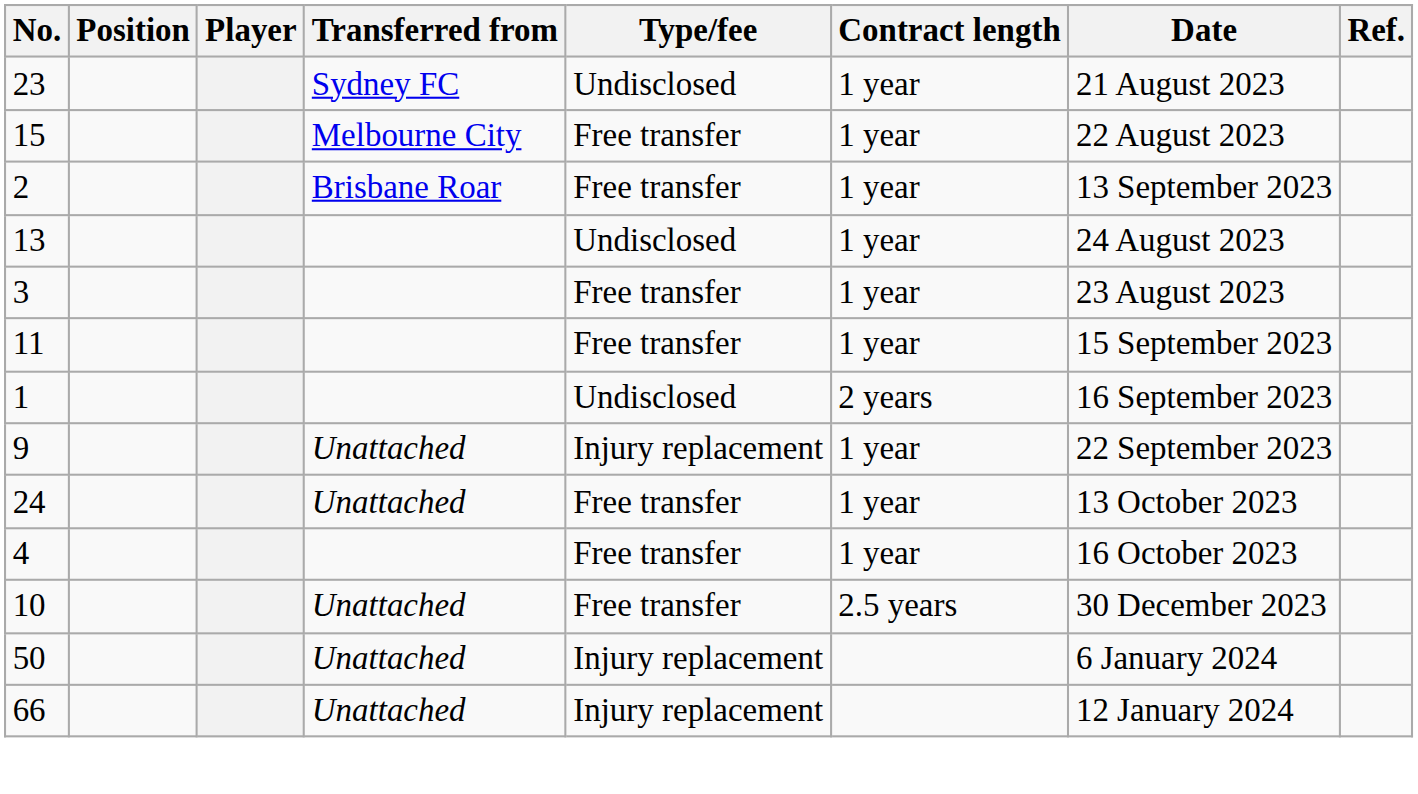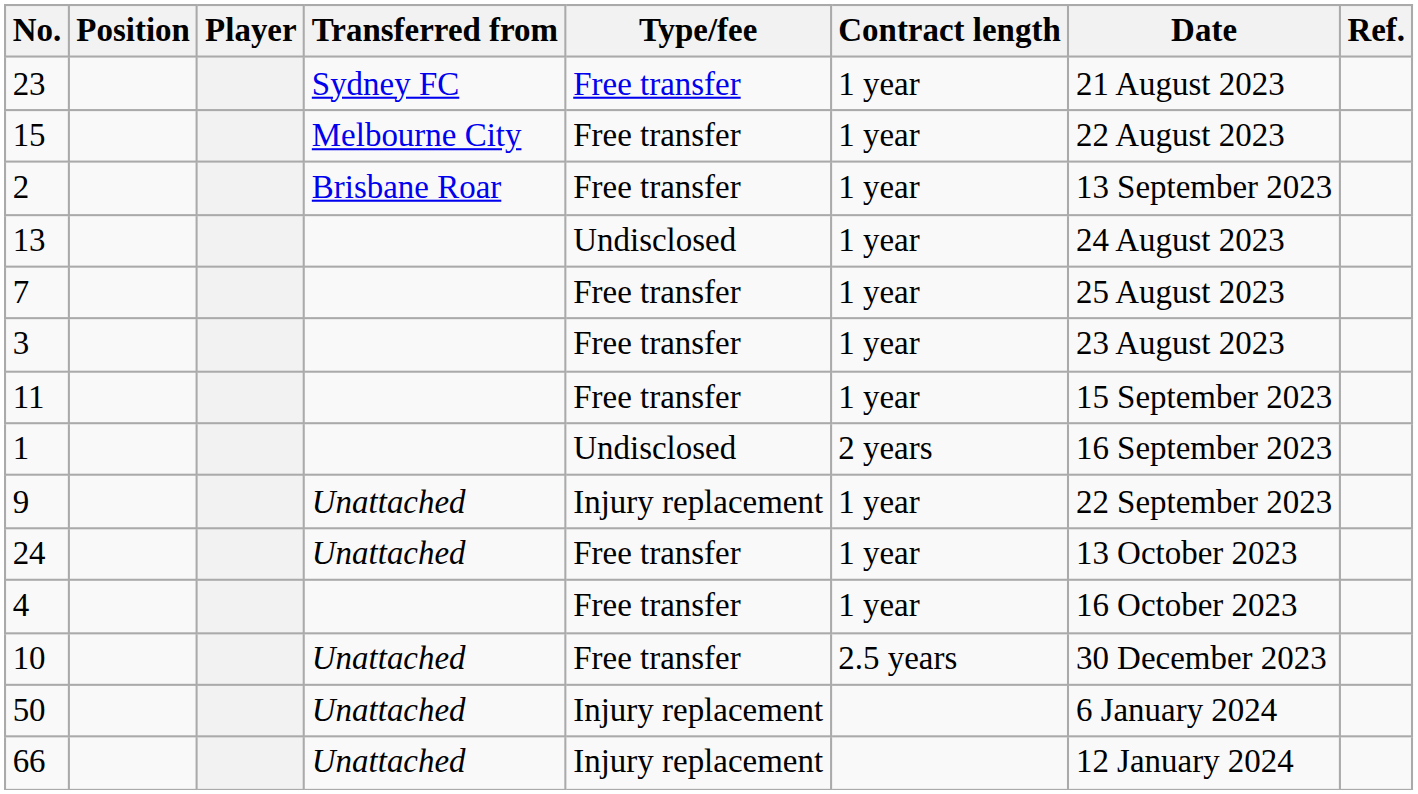(655, 82) Undisclosed -> (657, 82) Free transfer
+ row: (21, 291)
